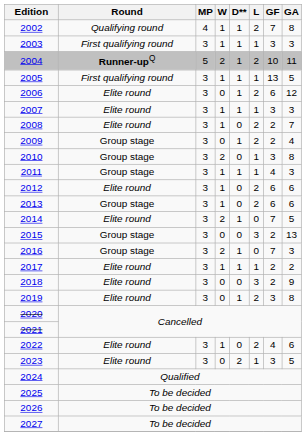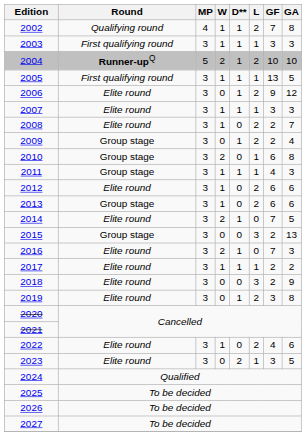(292, 60) 11 -> (292, 60) 10
(273, 93) 6 -> (273, 93) 9
(273, 156) 3 -> (273, 156) 6
(127, 251) Group stage -> (127, 251) Elite round
